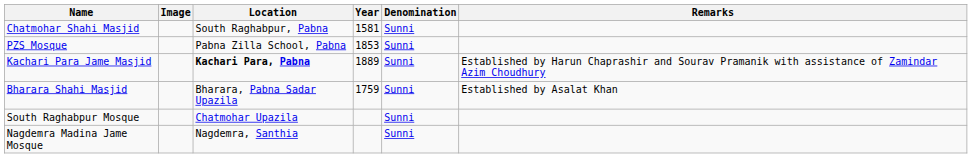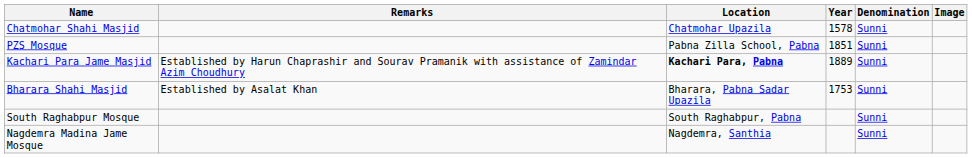columns swapped: (176, 13) <-> (713, 13)
(262, 29) South Raghabpur, Pabna -> (720, 29) Chatmohar Upazila
(367, 29) 1581 -> (840, 29) 1578
(367, 45) 1853 -> (840, 45) 1851
(367, 89) 1759 -> (840, 89) 1753
(247, 117) Chatmohar Upazila -> (735, 117) South Raghabpur, Pabna
